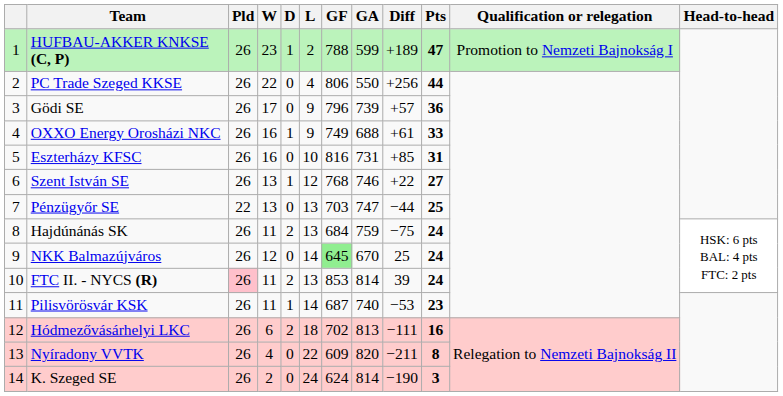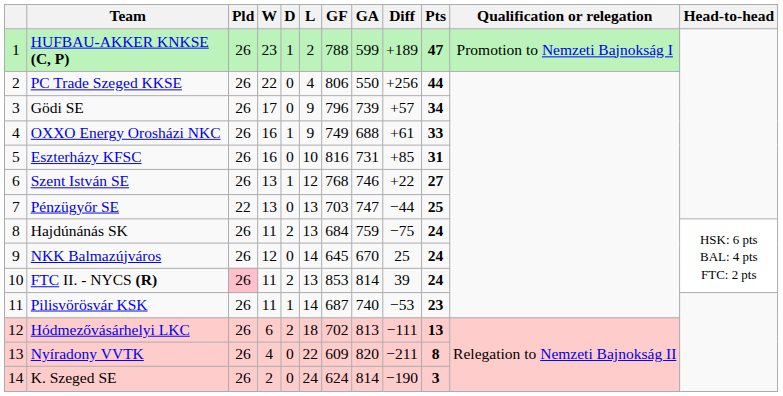(436, 108) 36 -> (436, 108) 34
(337, 255) lightgreen background -> (337, 255) no background
(436, 329) 16 -> (436, 329) 13
